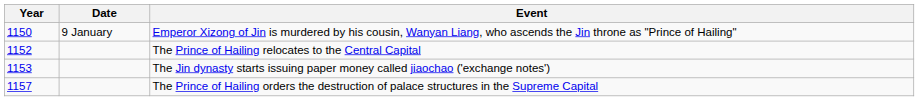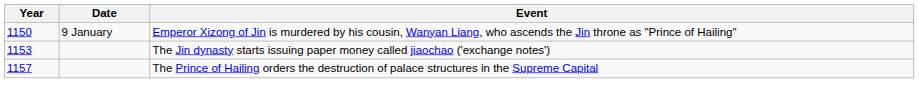- row: (287, 50)
